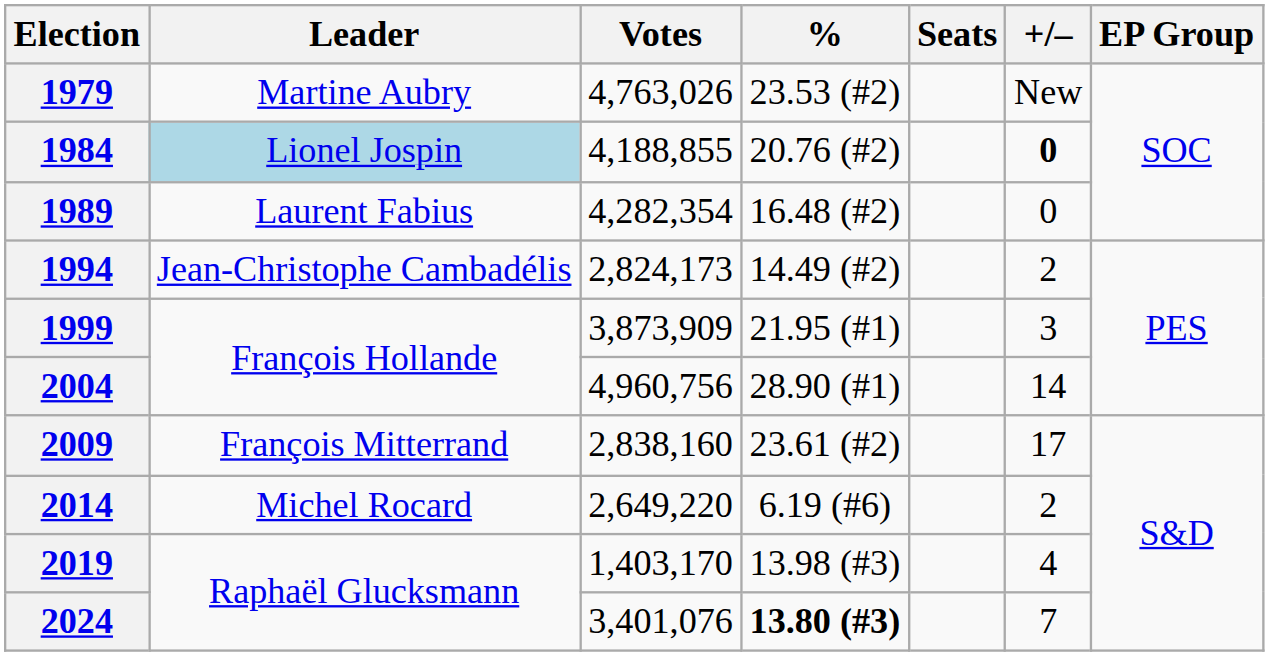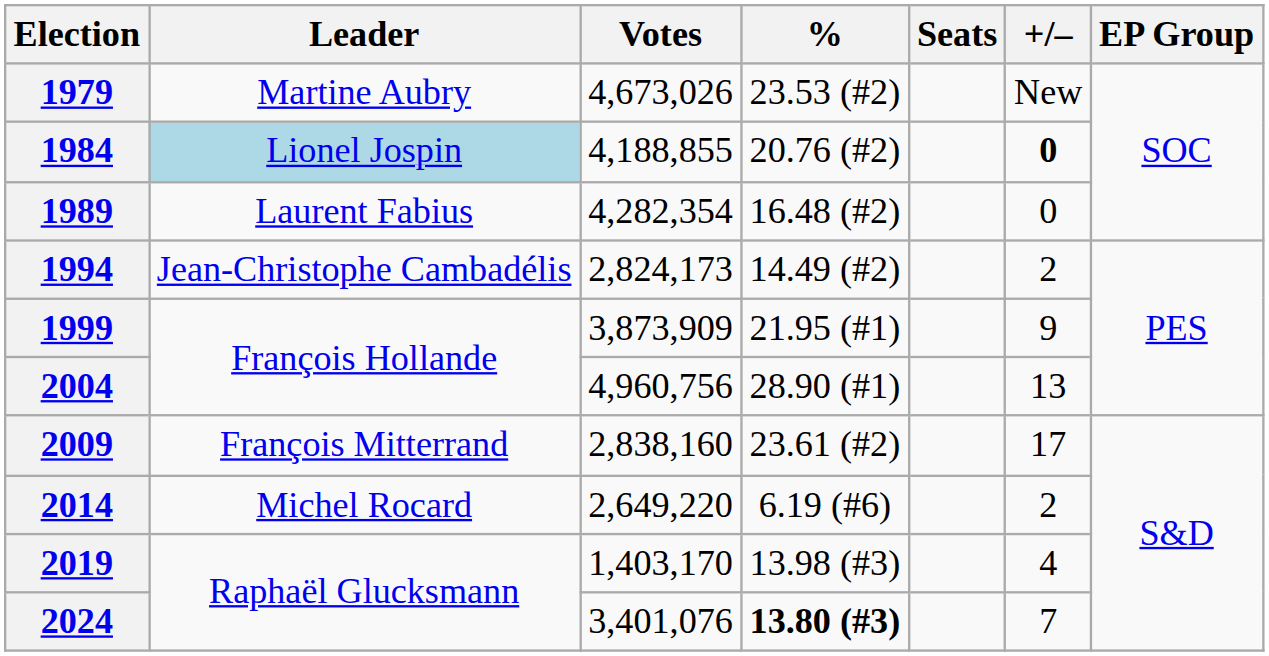(661, 92) 4,763,026 -> (661, 92) 4,673,026
(1048, 326) 3 -> (1048, 326) 9
(1048, 385) 14 -> (1048, 385) 13
